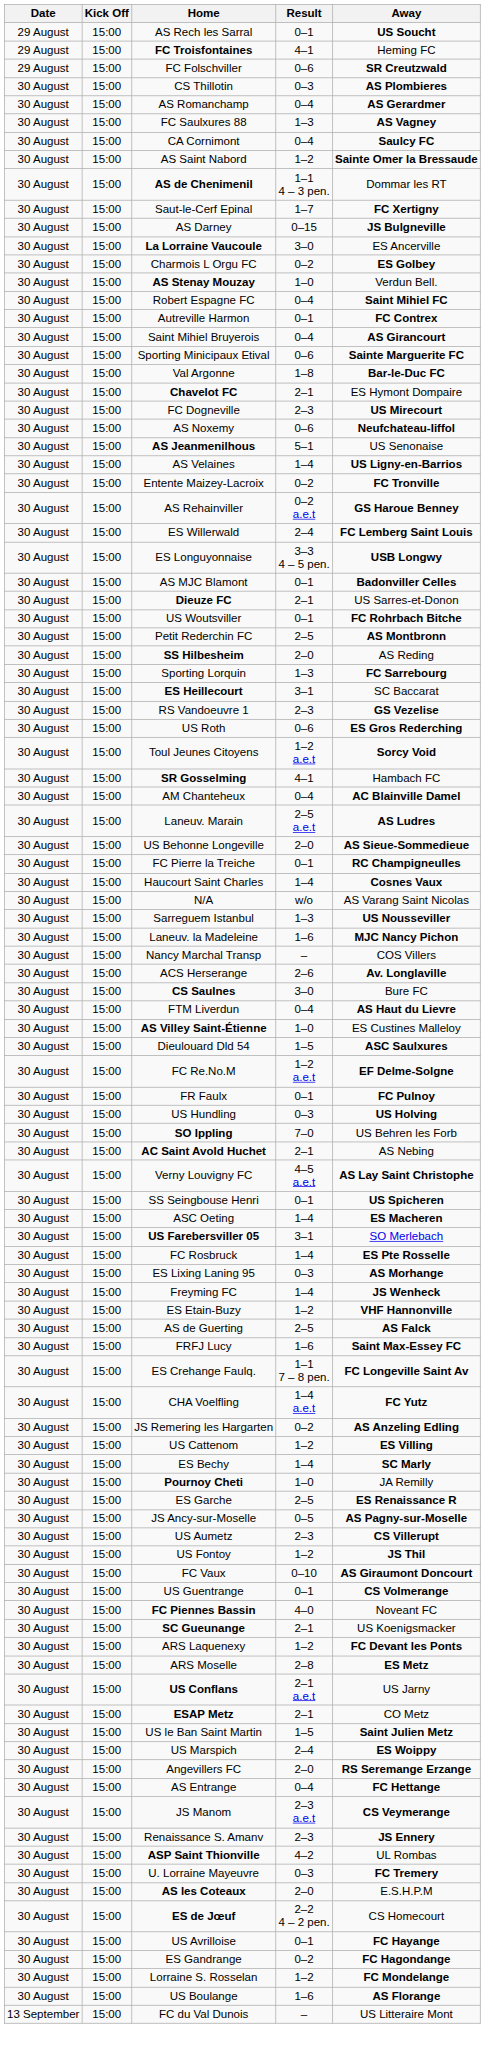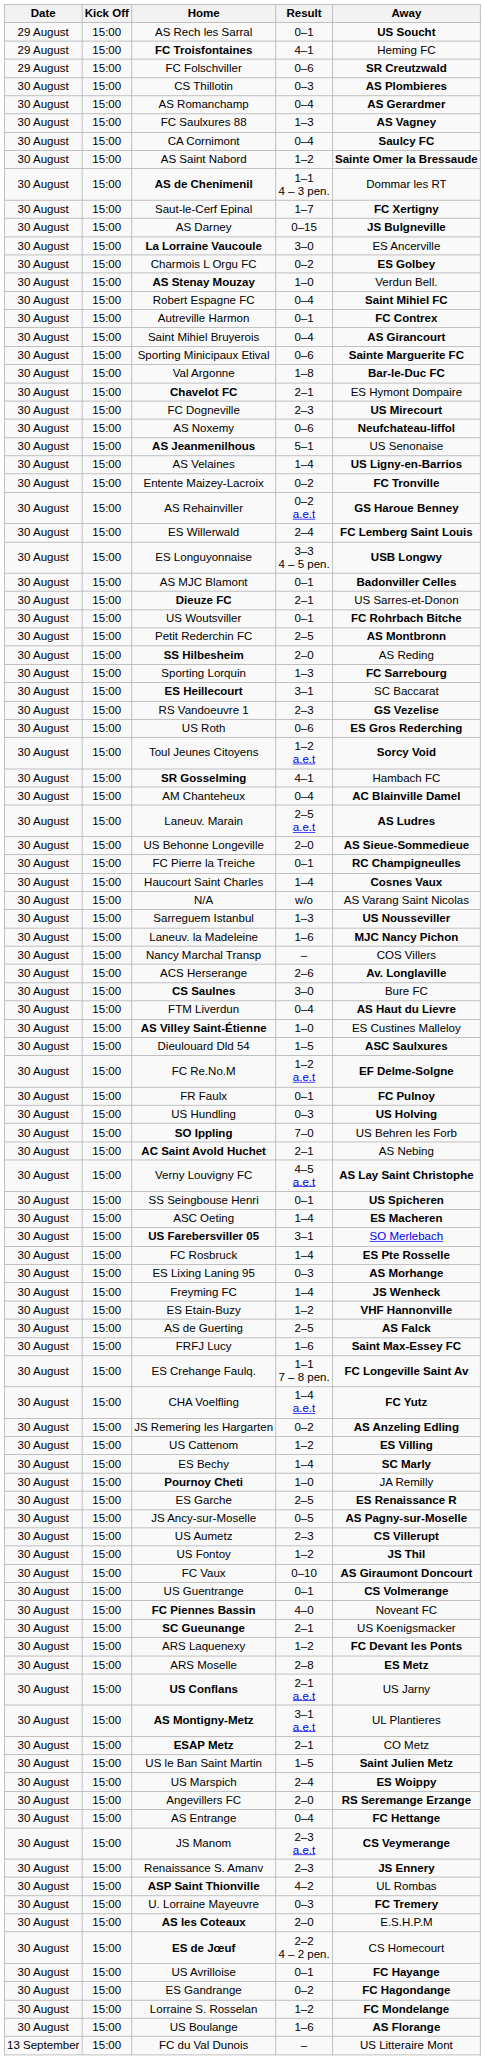+ row: (204, 1720)
